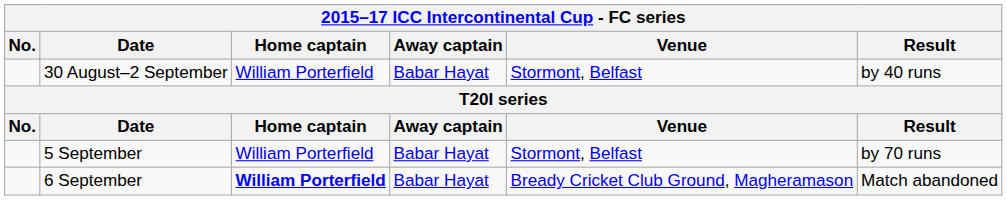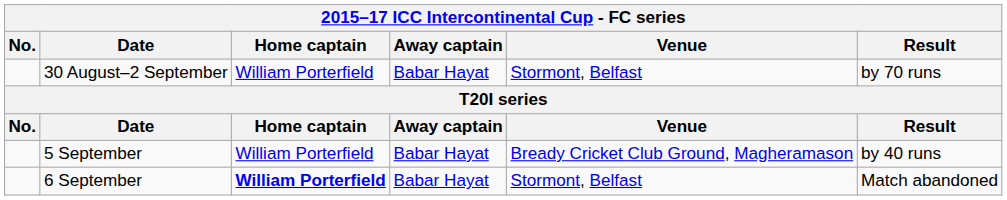(901, 72) by 40 runs -> (901, 72) by 70 runs
(576, 153) Stormont, Belfast -> (682, 153) Bready Cricket Club Ground, Magheramason
(901, 153) by 70 runs -> (901, 153) by 40 runs
(682, 180) Bready Cricket Club Ground, Magheramason -> (576, 180) Stormont, Belfast
